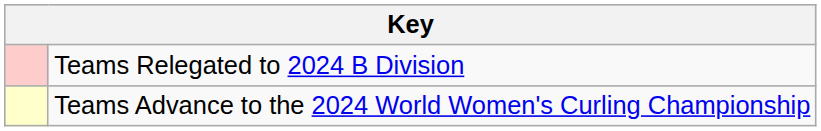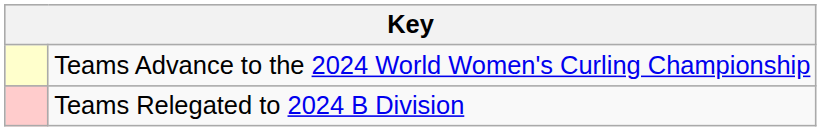rows swapped: (432, 105) <-> (259, 65)
